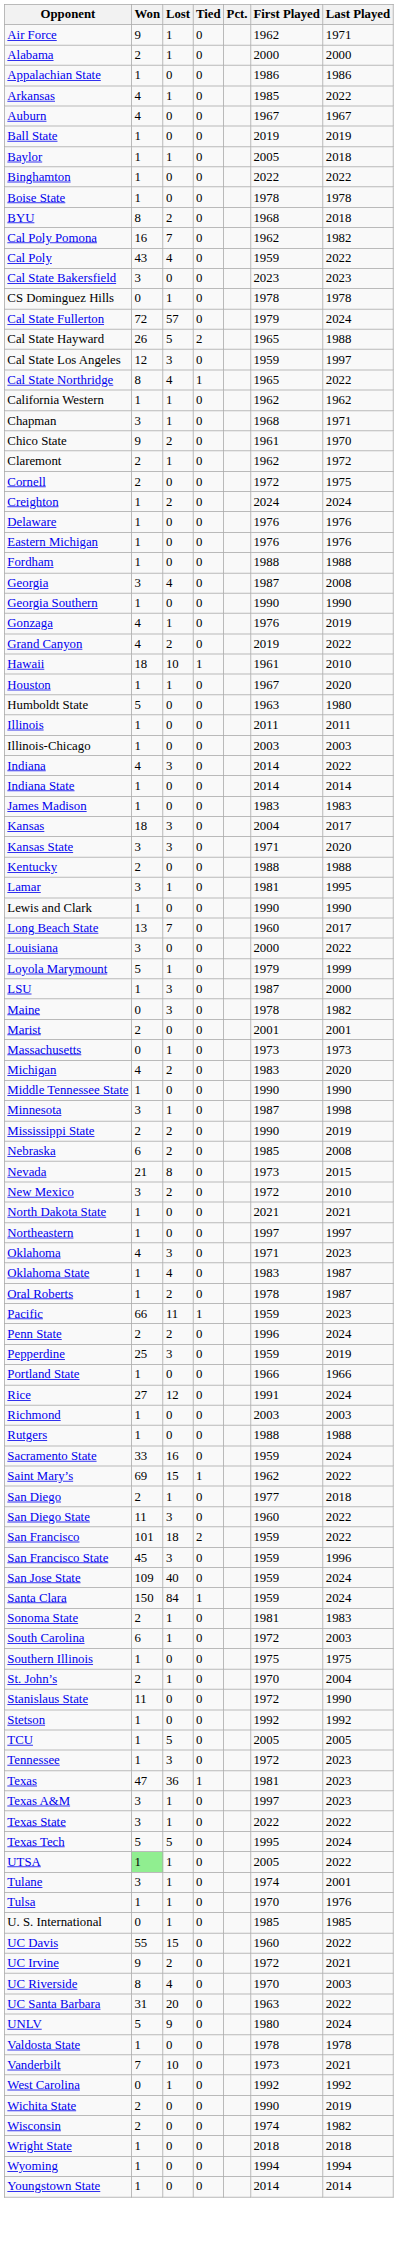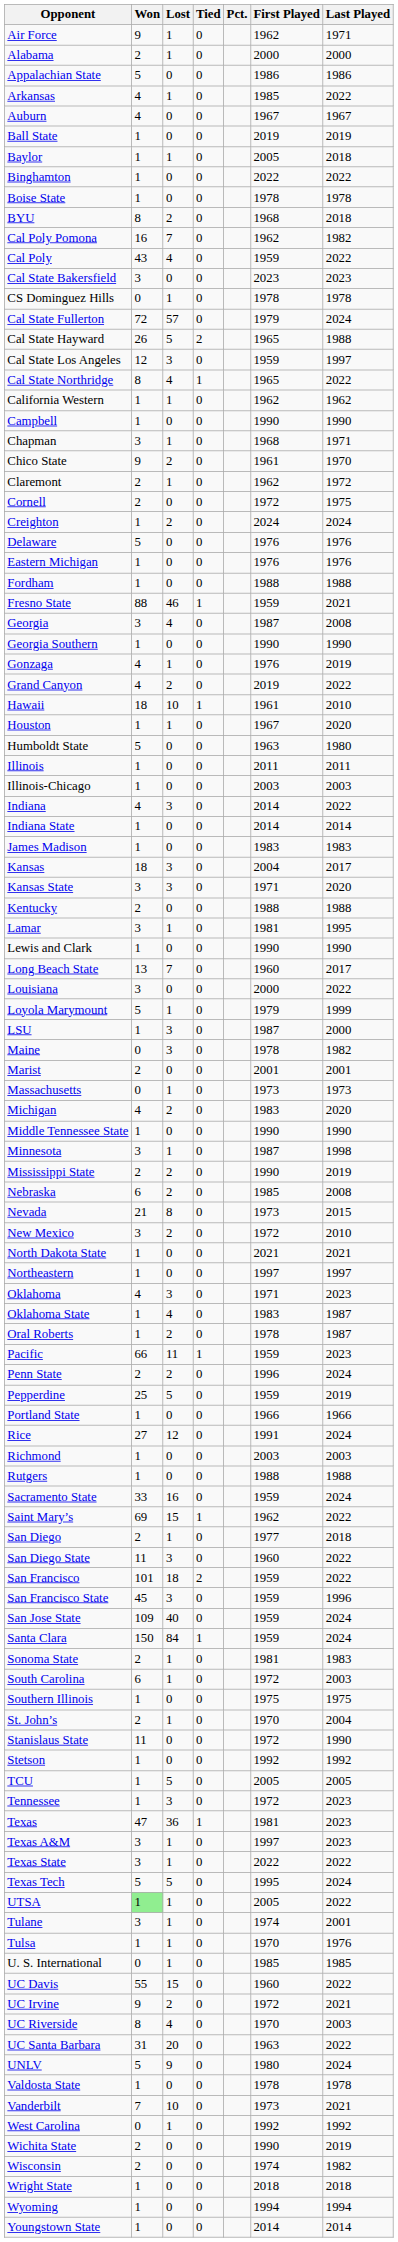(138, 75) 1 -> (138, 75) 5
+ row: (32, 420)
(138, 522) 1 -> (138, 542) 5
+ row: (39, 603)
(169, 1354) 3 -> (169, 1395) 5
